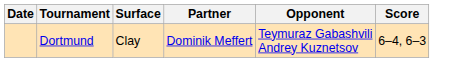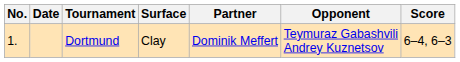+ column: (17, 14)
